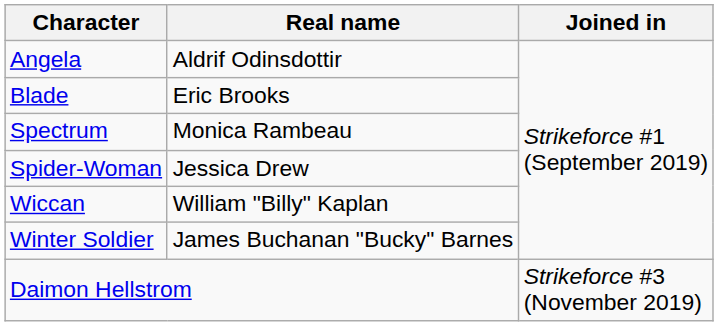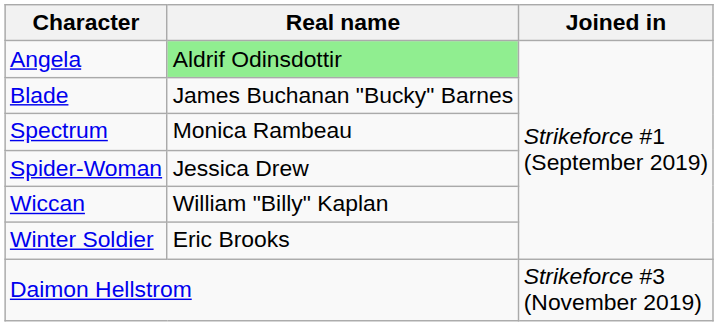(257, 58) no background -> (257, 58) lightgreen background
(231, 95) Eric Brooks -> (343, 95) James Buchanan "Bucky" Barnes
(343, 240) James Buchanan "Bucky" Barnes -> (231, 240) Eric Brooks
